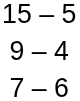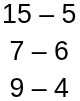rows swapped: (39, 51) <-> (39, 87)
